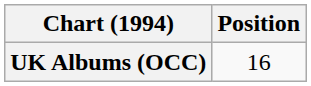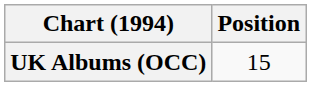(259, 61) 16 -> (259, 61) 15
